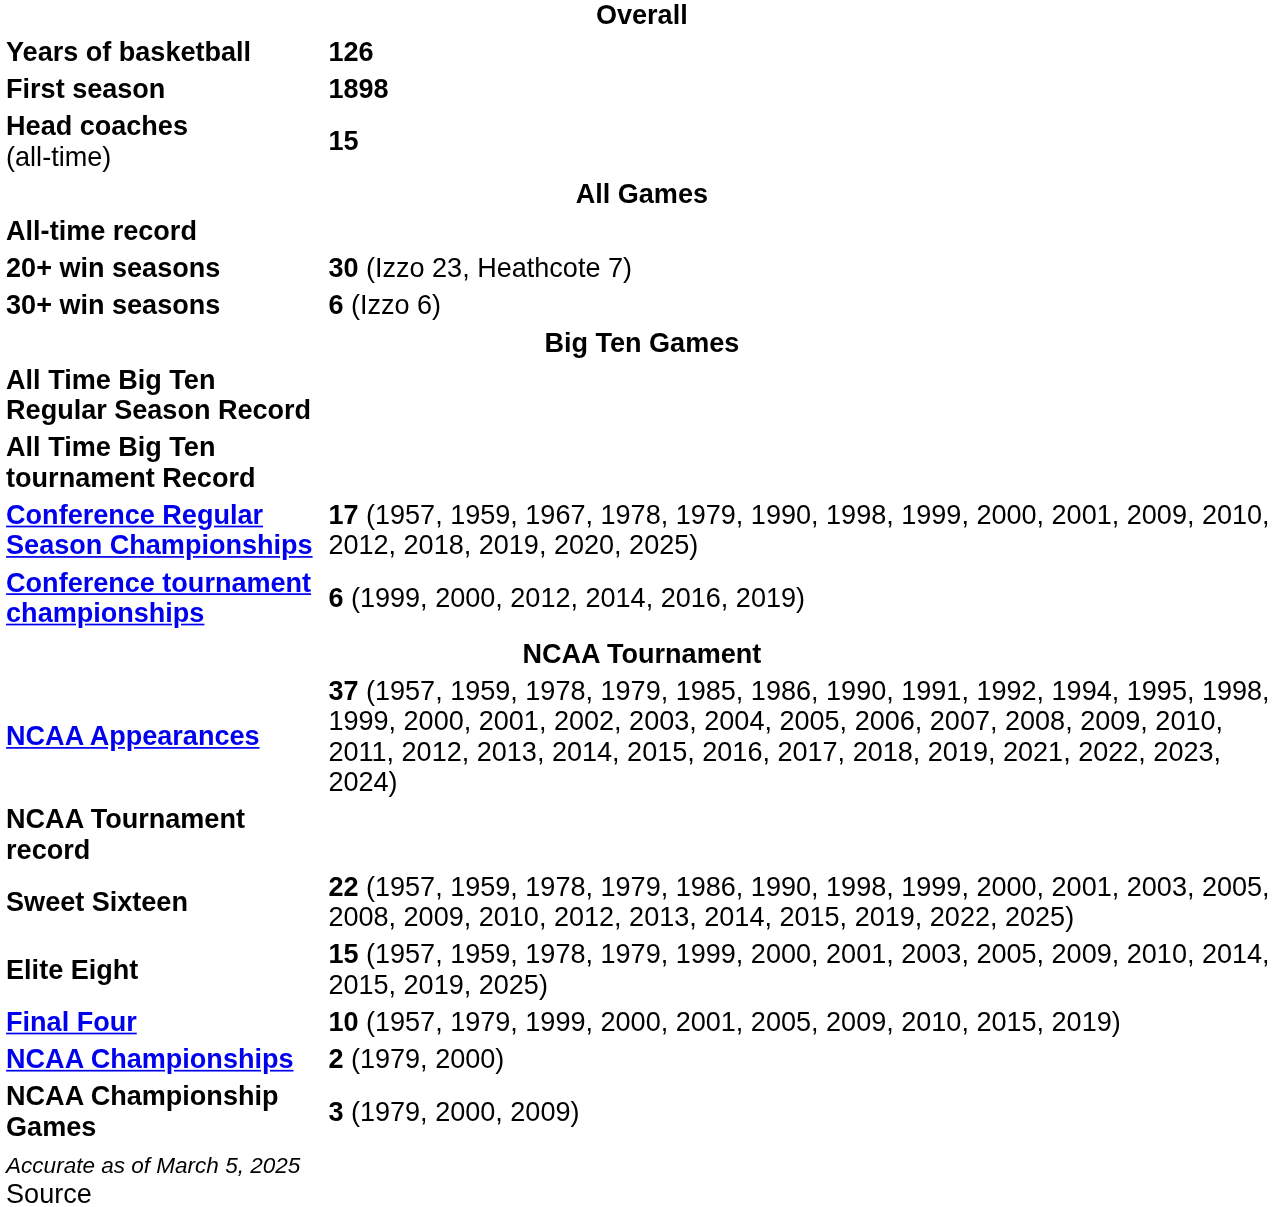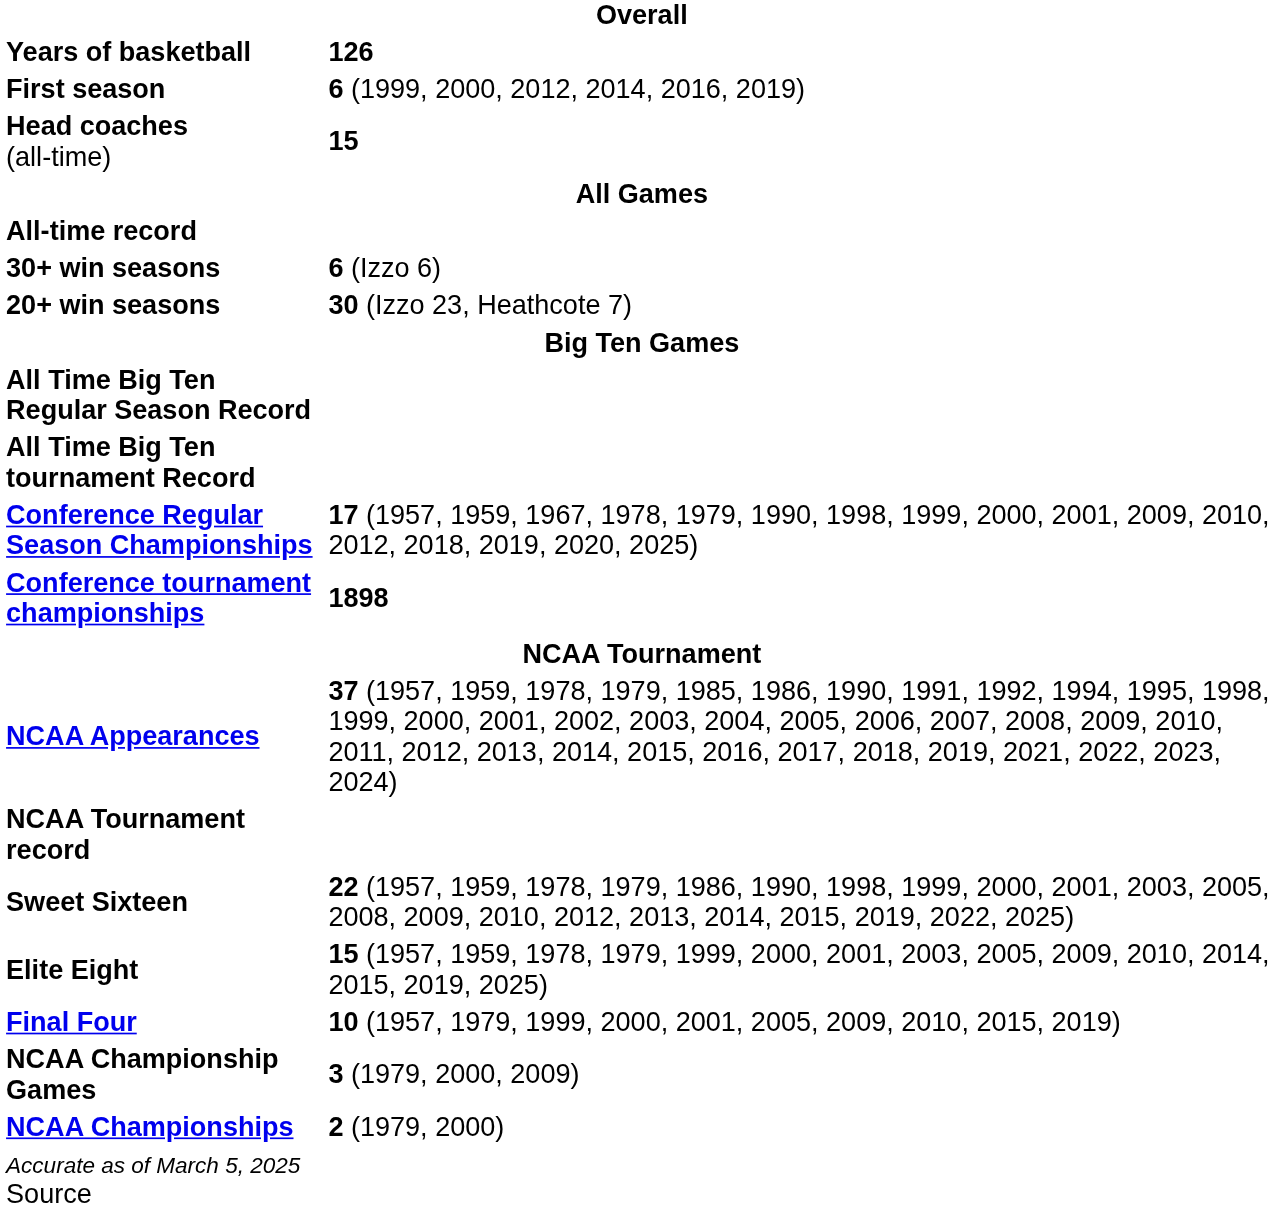(358, 89) 1898 -> (567, 89) 6 (1999, 2000, 2012, 2014, 2016, 2019)
rows swapped: (113, 268) <-> (113, 305)
(567, 597) 6 (1999, 2000, 2012, 2014, 2016, 2019) -> (358, 597) 1898
rows swapped: (142, 1111) <-> (150, 1059)
